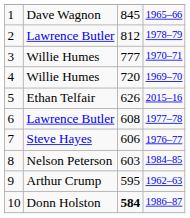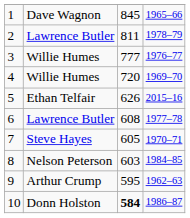(130, 35) 812 -> (130, 35) 811
(164, 56) 1970–71 -> (164, 56) 1976–77
(130, 139) 606 -> (130, 139) 605
(164, 139) 1976–77 -> (164, 139) 1970–71
